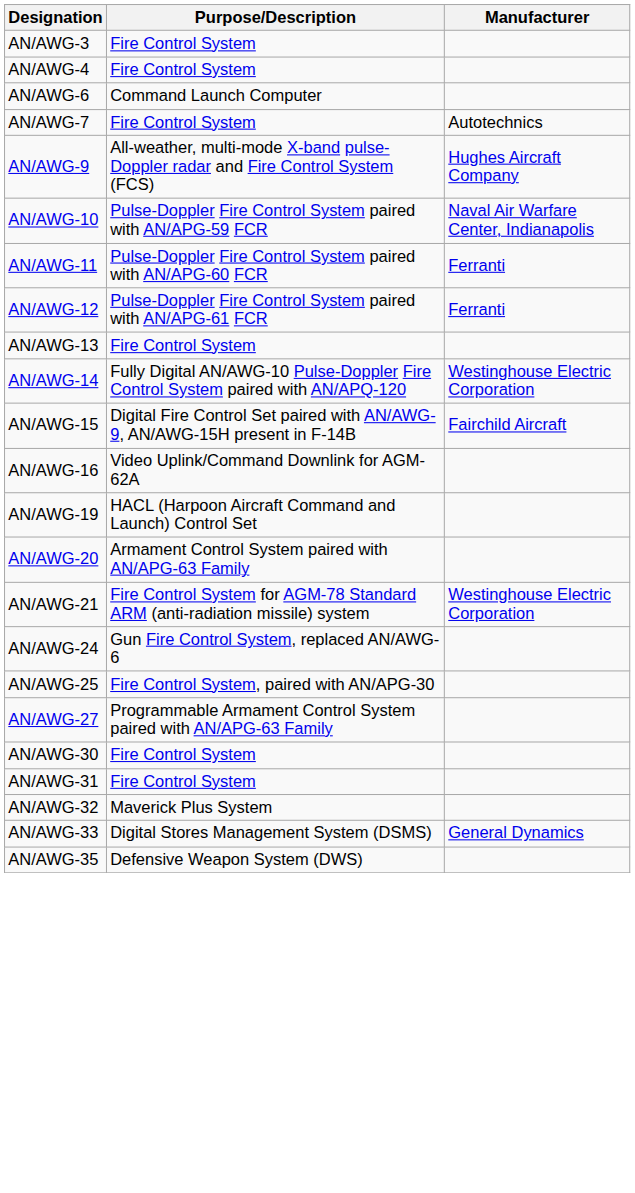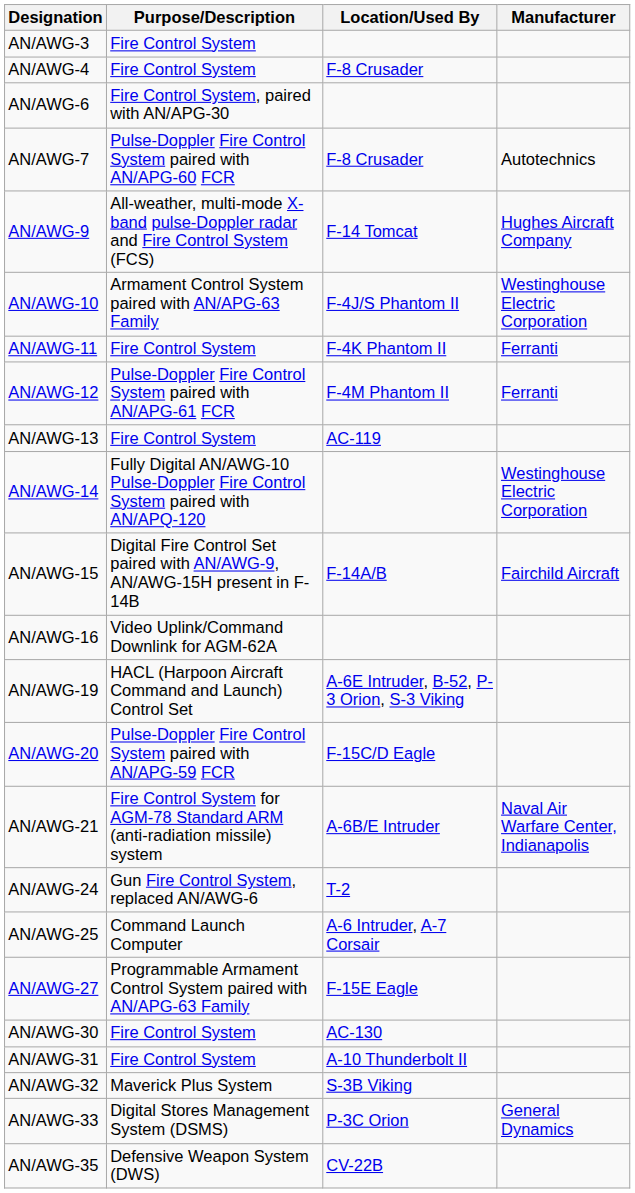+ column: (410, 17)
(216, 95) Command Launch Computer -> (211, 105) Fire Control System, paired with AN/APG-30
(183, 122) Fire Control System -> (208, 159) Pulse-Doppler Fire Control System paired with AN/APG-60 FCR
(263, 220) Pulse-Doppler Fire Control System paired with AN/APG-59 FCR -> (207, 304) Armament Control System paired with AN/APG-63 Family
(521, 220) Naval Air Warfare Center, Indianapolis -> (553, 304) Westinghouse Electric Corporation
(263, 265) Pulse-Doppler Fire Control System paired with AN/APG-60 FCR -> (183, 348) Fire Control System
(249, 559) Armament Control System paired with AN/APG-63 Family -> (208, 754) Pulse-Doppler Fire Control System paired with AN/APG-59 FCR
(530, 604) Westinghouse Electric Corporation -> (559, 826) Naval Air Warfare Center, Indianapolis
(272, 684) Fire Control System, paired with AN/APG-30 -> (178, 934) Command Launch Computer
